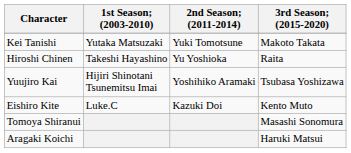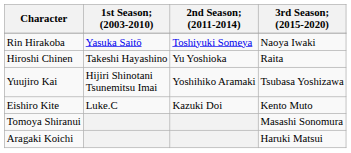- row: (31, 42)
+ row: (36, 42)
